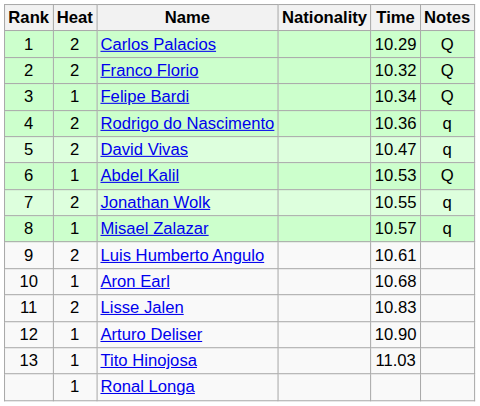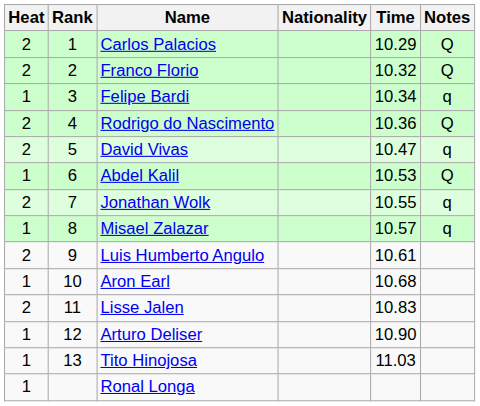columns swapped: (29, 17) <-> (75, 17)
(447, 96) Q -> (447, 96) q
(447, 123) q -> (447, 123) Q
